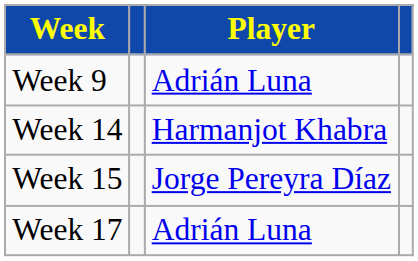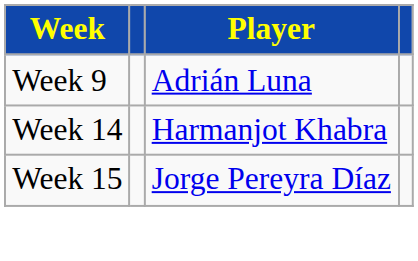- row: (67, 229)
